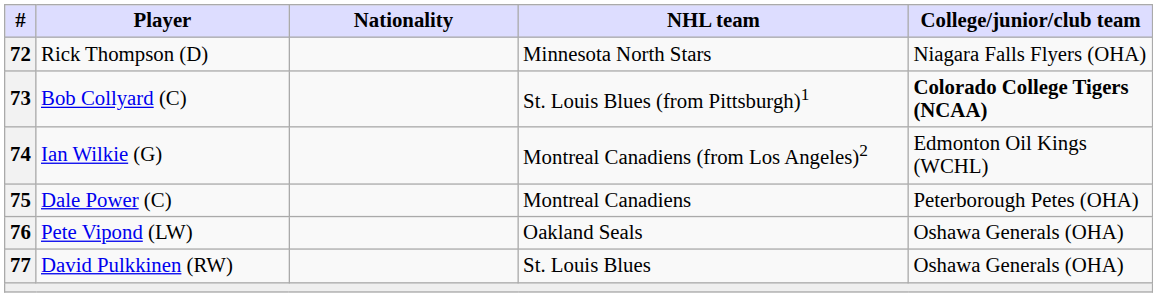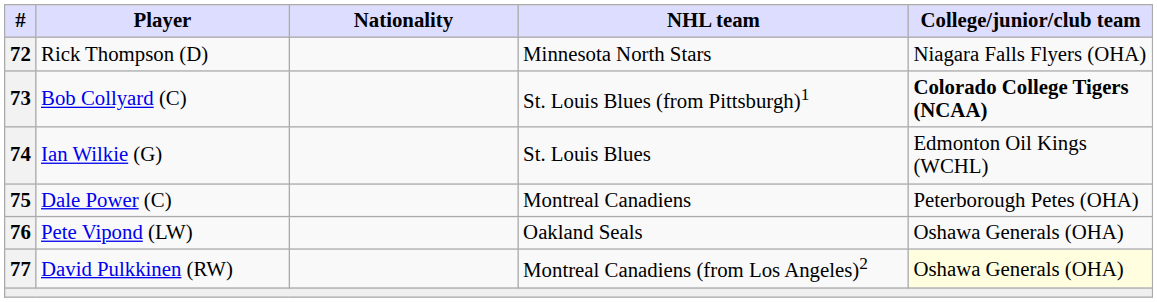(696, 155) Montreal Canadiens (from Los Angeles)2 -> (587, 155) St. Louis Blues
(587, 265) St. Louis Blues -> (696, 268) Montreal Canadiens (from Los Angeles)2
(1019, 265) no background -> (1019, 268) lightyellow background
